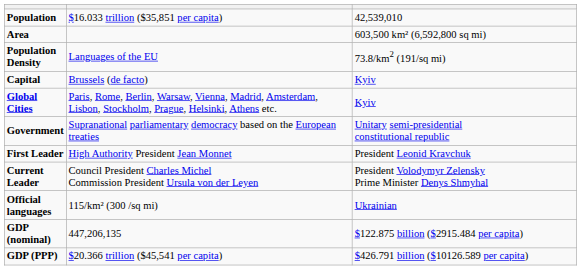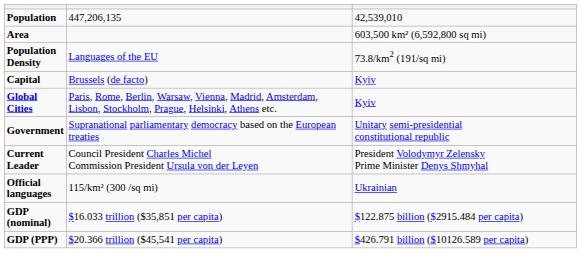(145, 17) $16.033 trillion ($35,851 per capita) -> (95, 17) 447,206,135
- row: (35, 153)
(95, 233) 447,206,135 -> (145, 217) $16.033 trillion ($35,851 per capita)
